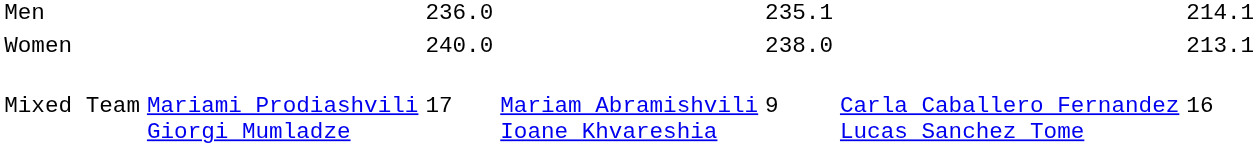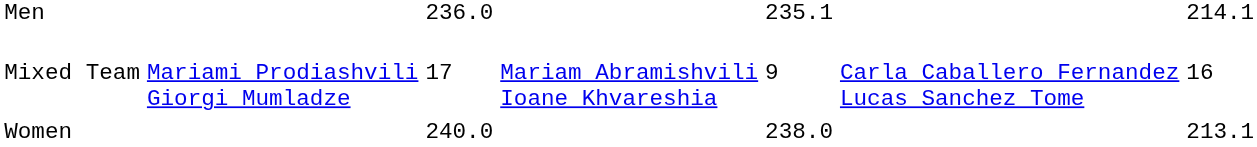rows swapped: (38, 46) <-> (72, 105)
